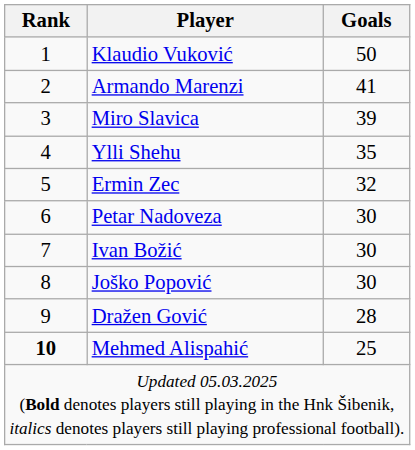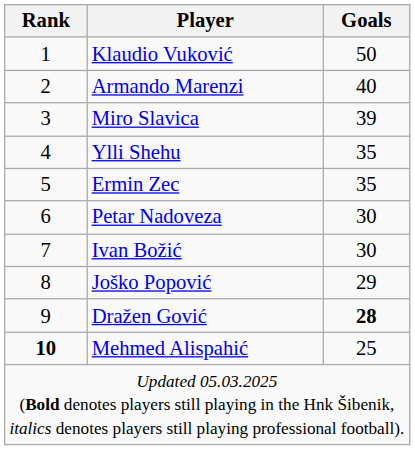(366, 86) 41 -> (366, 86) 40
(366, 184) 32 -> (366, 184) 35
(366, 282) 30 -> (366, 282) 29
(366, 315) normal -> (366, 315) bold
